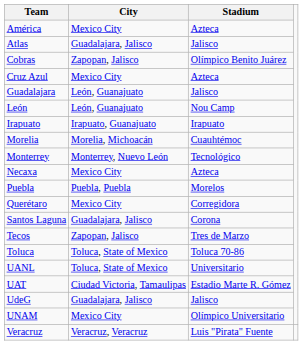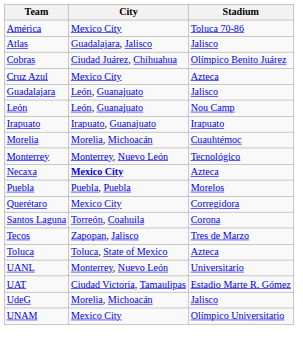(205, 28) Azteca -> (217, 28) Toluca 70-86
(105, 60) Zapopan, Jalisco -> (124, 60) Ciudad Juárez, Chihuahua
(96, 172) normal -> (97, 172) bold
(111, 220) Guadalajara, Jalisco -> (108, 220) Torreón, Coahuila
(217, 252) Toluca 70-86 -> (205, 252) Azteca
(119, 268) Toluca, State of Mexico -> (119, 268) Monterrey, Nuevo León
(111, 300) Guadalajara, Jalisco -> (112, 300) Morelia, Michoacán
- row: (25, 332)
